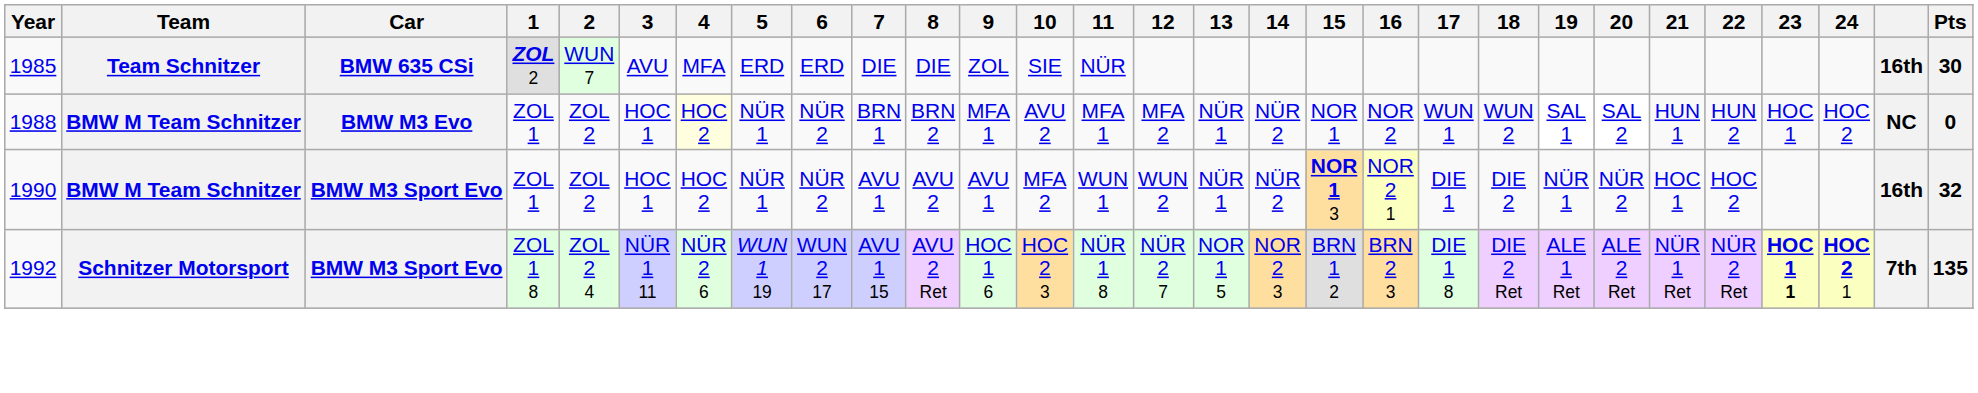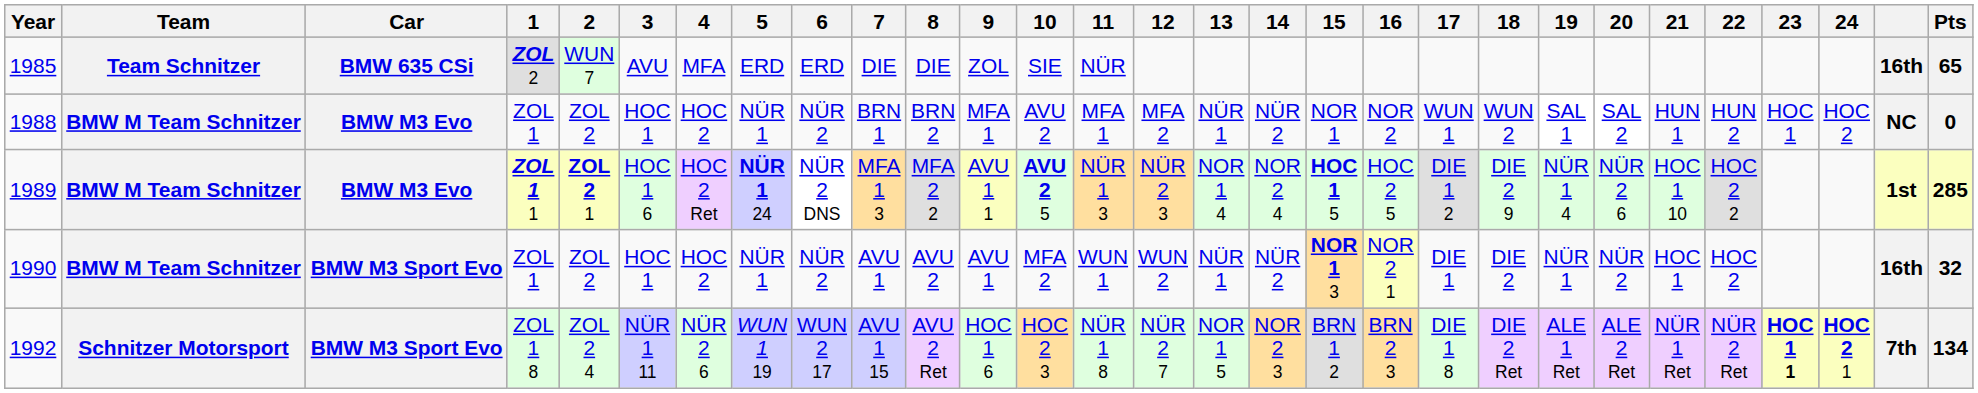(1950, 65) 30 -> (1950, 65) 65
(704, 122) lightyellow background -> (704, 122) no background
+ row: (33, 189)
(1950, 268) 135 -> (1950, 348) 134
